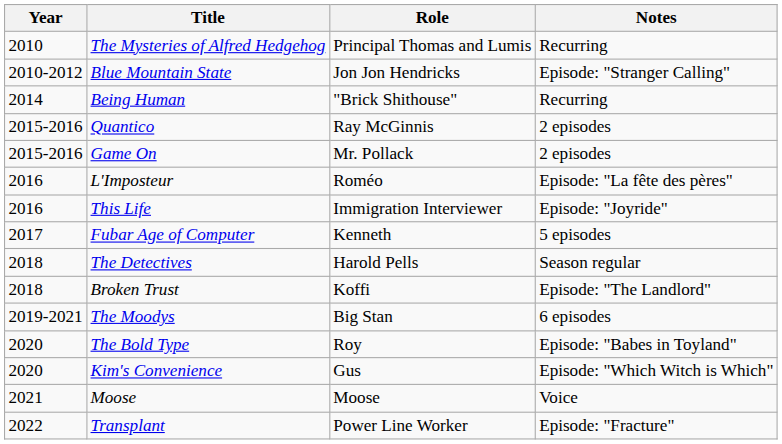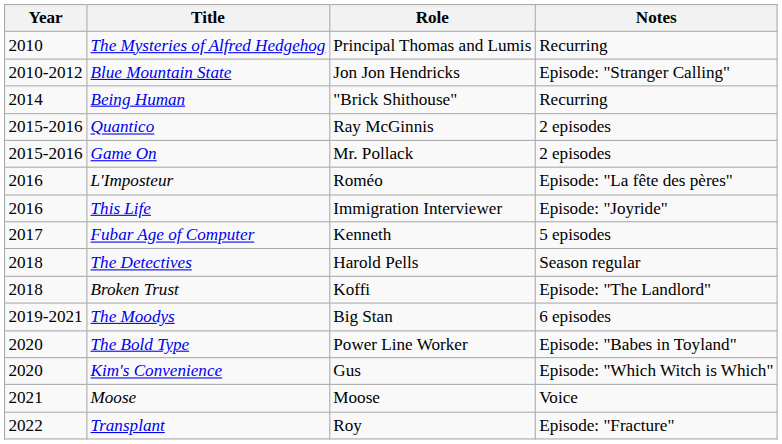(348, 343) Roy -> (400, 343) Power Line Worker
(400, 425) Power Line Worker -> (348, 425) Roy
